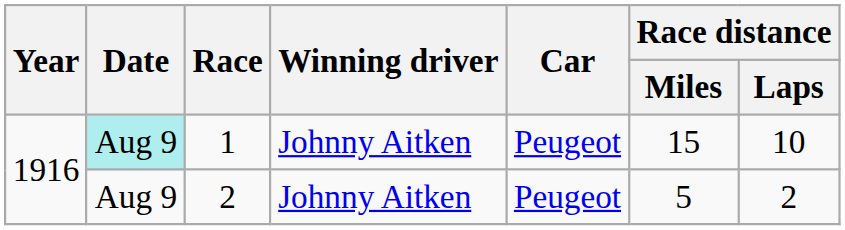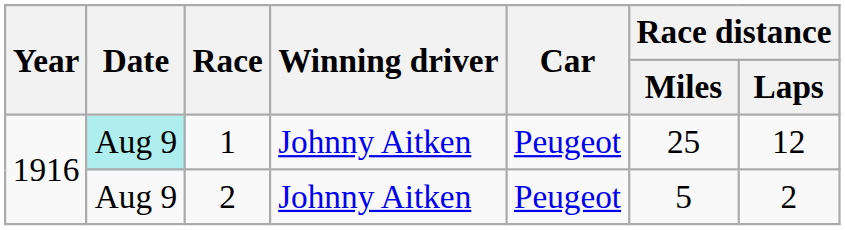(684, 141) 15 -> (684, 141) 25
(789, 141) 10 -> (789, 141) 12
